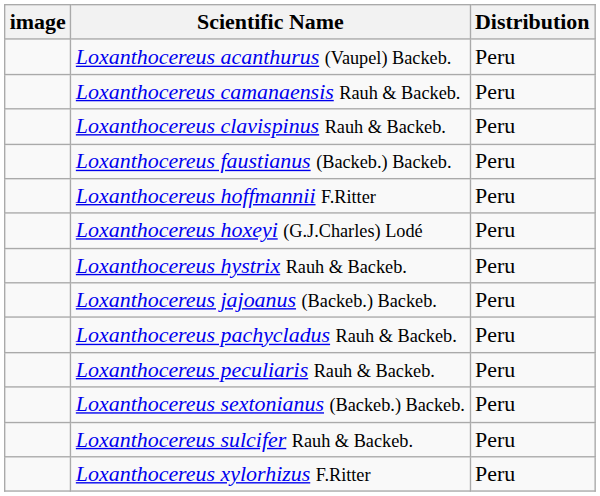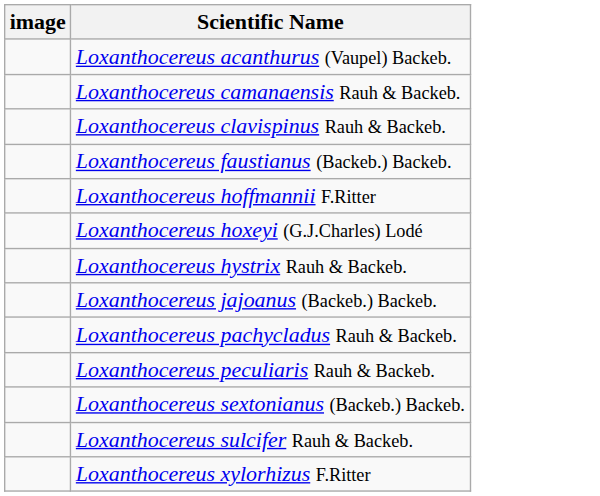- column: (532, 21)
